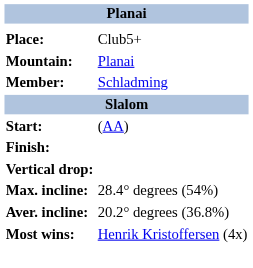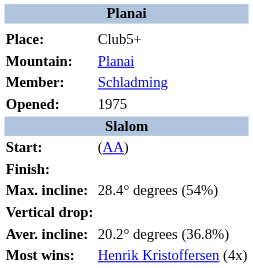+ row: (33, 104)
rows swapped: (50, 169) <-> (47, 190)
